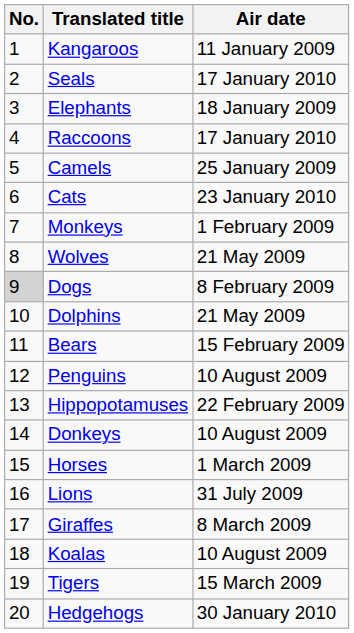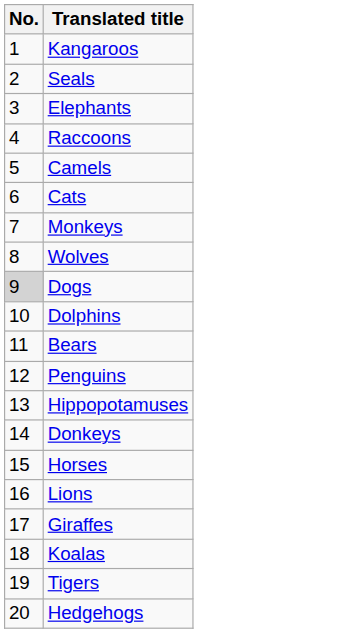- column: (271, 19)
